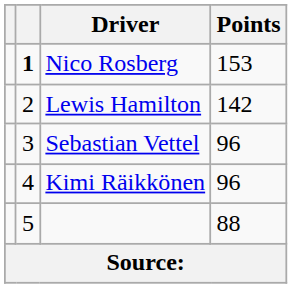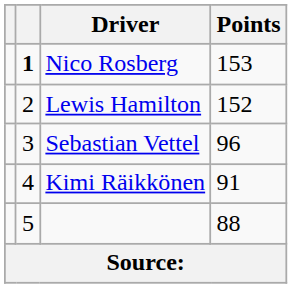(235, 103) 142 -> (235, 103) 152
(229, 182) 96 -> (229, 182) 91
